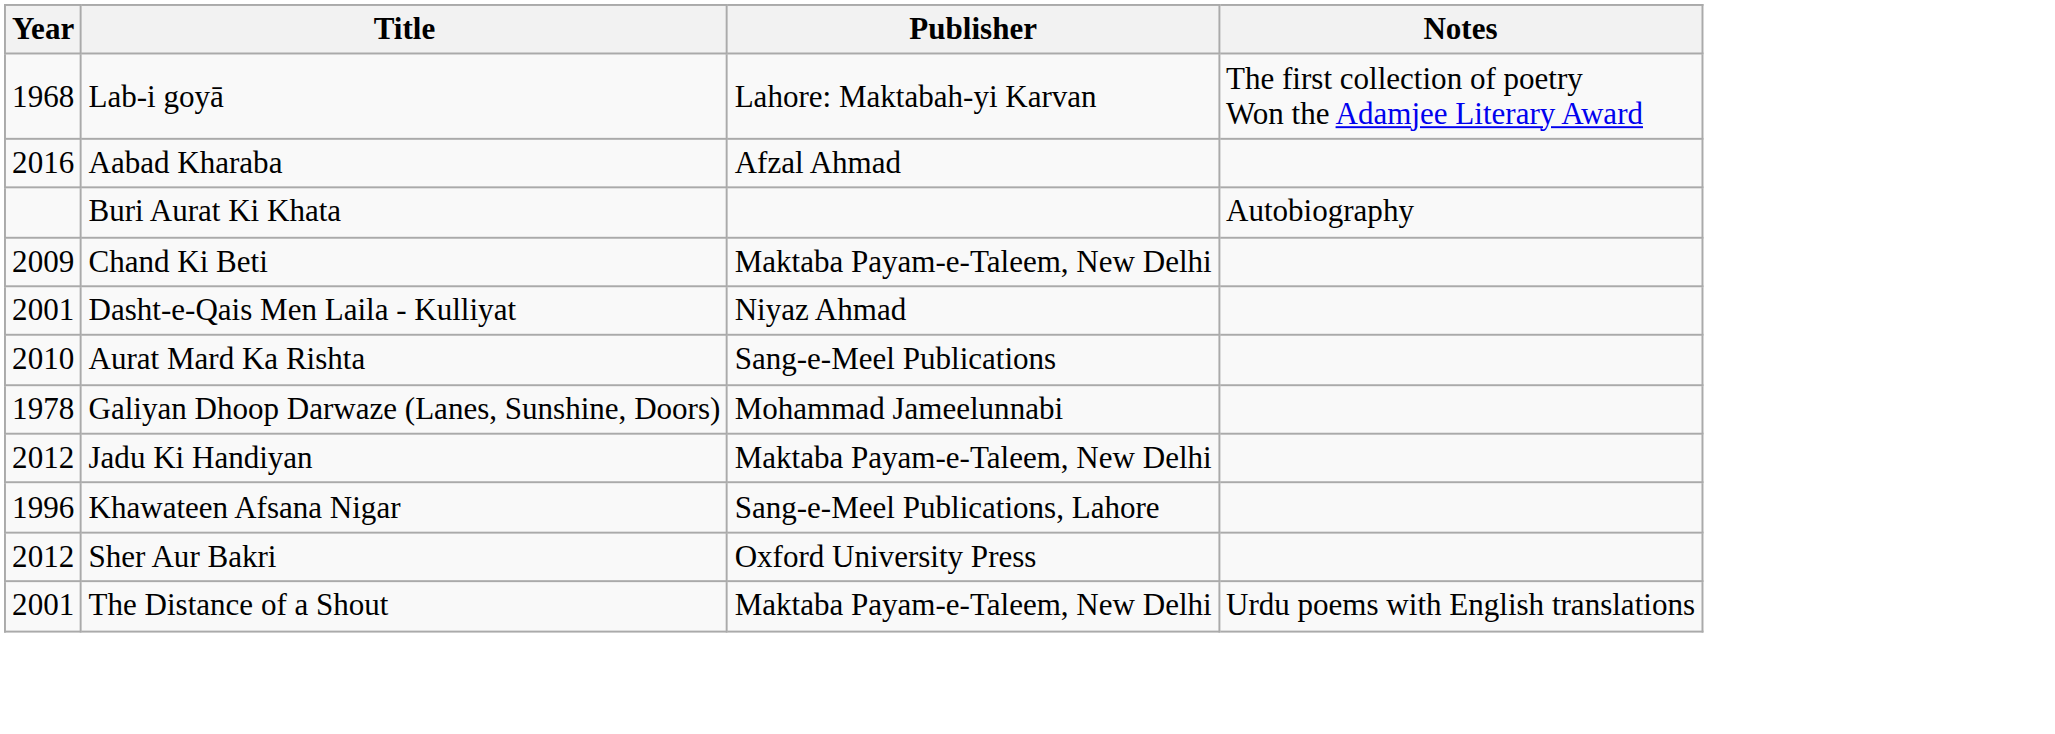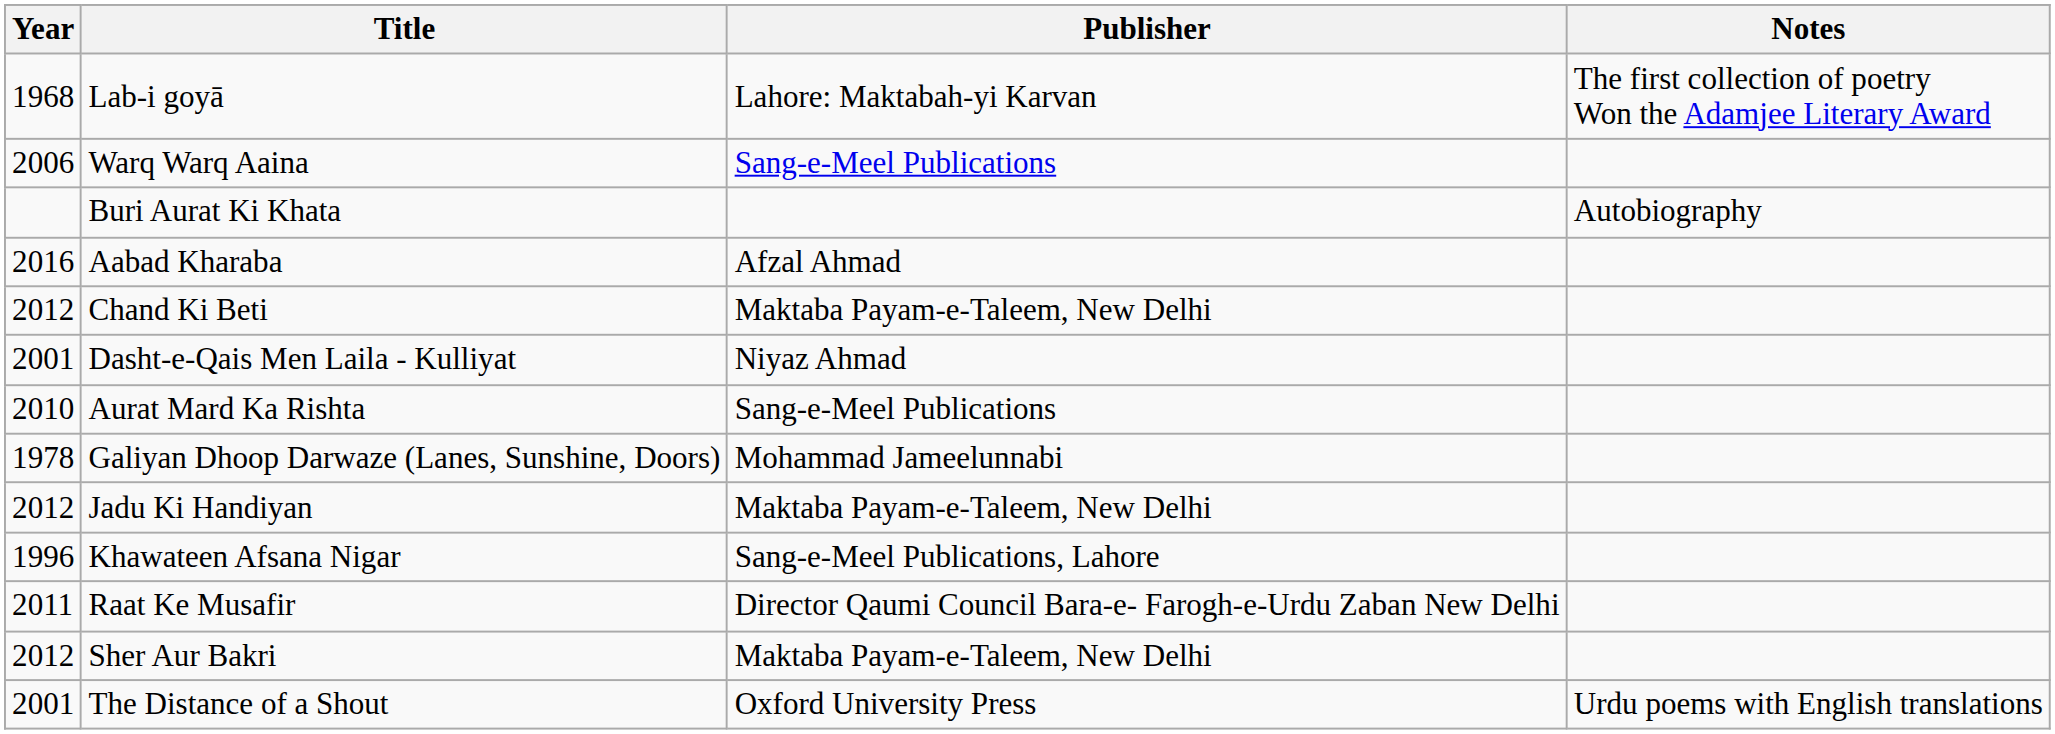+ row: (199, 162)
rows swapped: (185, 162) <-> (215, 211)
(43, 260) 2009 -> (43, 310) 2012
+ row: (192, 605)
(886, 556) Oxford University Press -> (973, 654) Maktaba Payam-e-Taleem, New Delhi
(973, 605) Maktaba Payam-e-Taleem, New Delhi -> (886, 703) Oxford University Press
